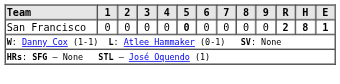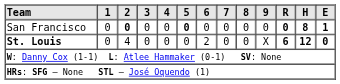(127, 27) normal -> (127, 27) bold
(286, 27) 2 -> (286, 27) 0
+ row: (34, 42)
